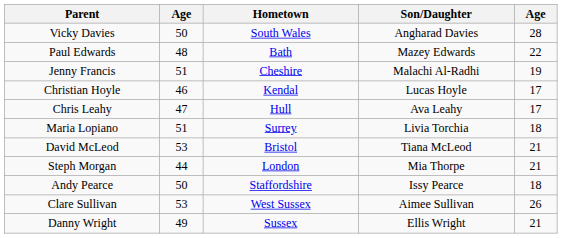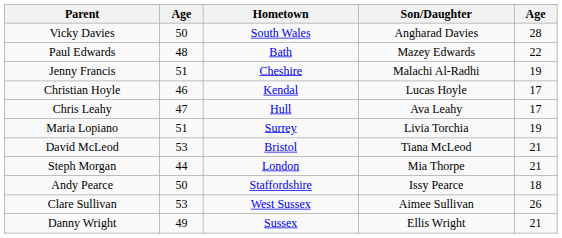(536, 128) 18 -> (536, 128) 19
